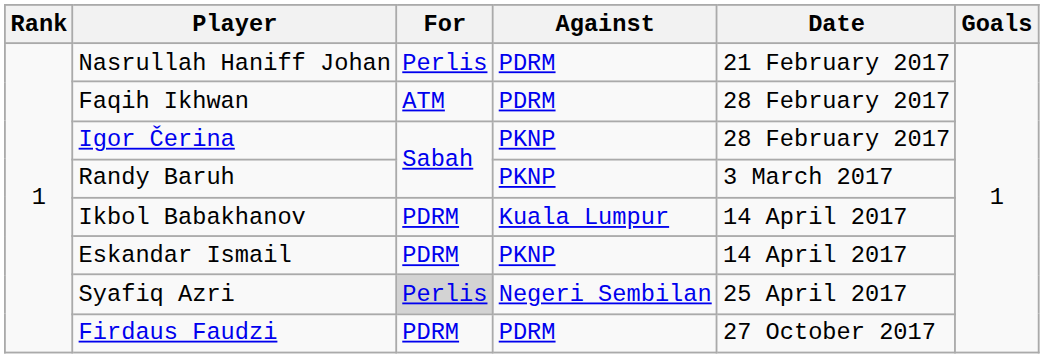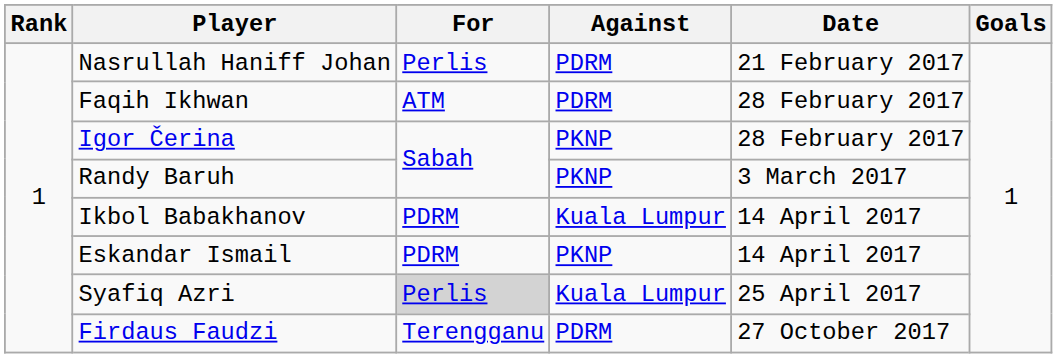(605, 294) Negeri Sembilan -> (641, 294) Kuala Lumpur
(431, 333) PDRM -> (473, 333) Terengganu
